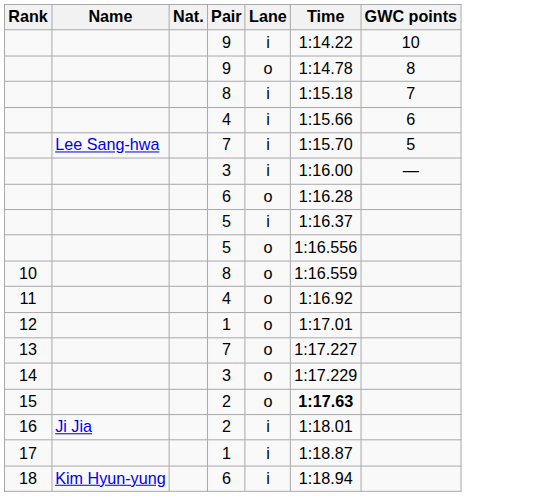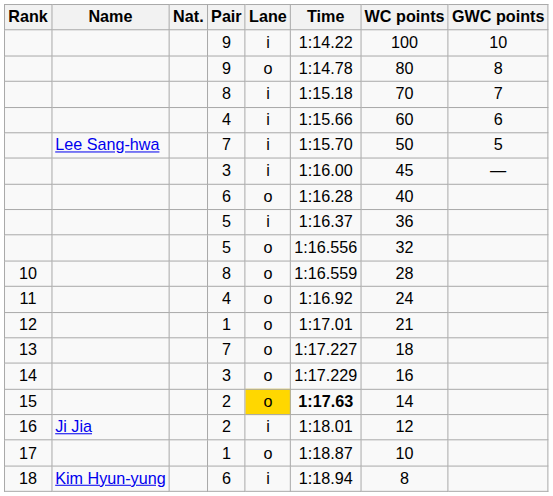+ column: (405, 17)
(268, 401) no background -> (268, 401) gold background
(268, 453) i -> (268, 453) o
